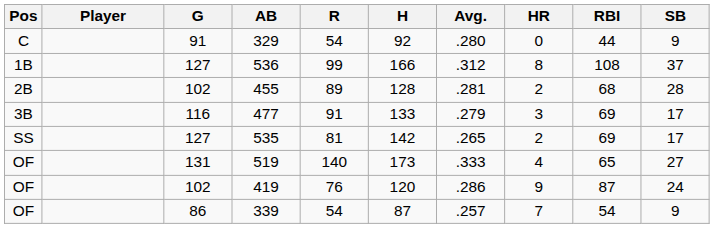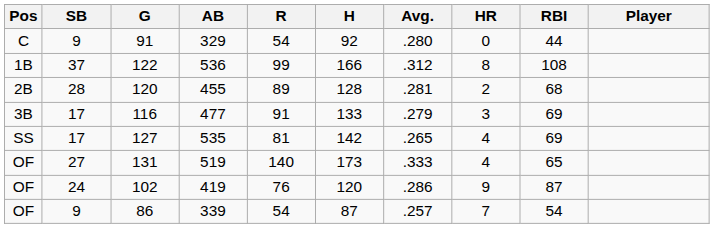columns swapped: (103, 16) <-> (675, 16)
(198, 65) 127 -> (145, 65) 122
(198, 89) 102 -> (145, 89) 120
(539, 138) 2 -> (486, 138) 4
